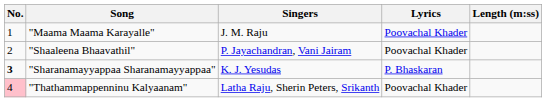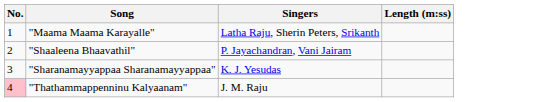- column: (426, 13)
(244, 32) J. M. Raju -> (300, 32) Latha Raju, Sherin Peters, Srikanth
(10, 69) bold -> (10, 69) normal
(300, 88) Latha Raju, Sherin Peters, Srikanth -> (244, 88) J. M. Raju
